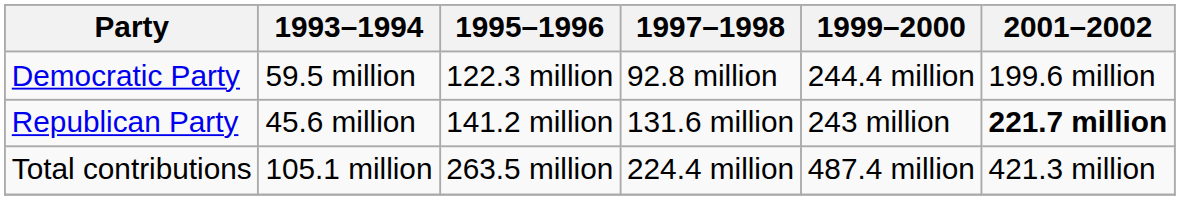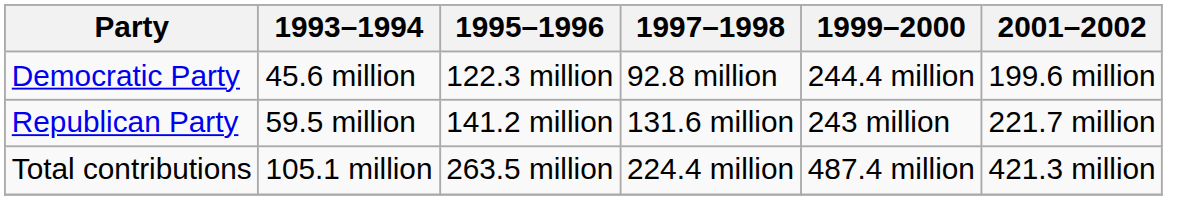(341, 75) 59.5 million -> (341, 75) 45.6 million
(341, 122) 45.6 million -> (341, 122) 59.5 million
(1078, 122) bold -> (1072, 122) normal
